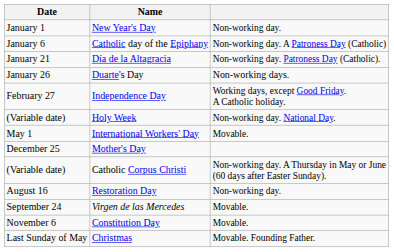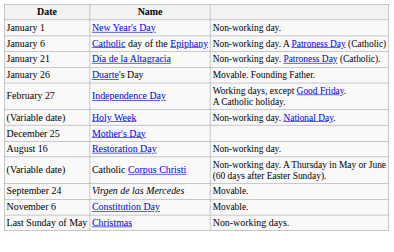(251, 75) Non-working days. -> (264, 75) Movable. Founding Father.
- row: (145, 133)
rows swapped: (139, 170) <-> (124, 191)
(264, 238) Movable. Founding Father. -> (251, 223) Non-working days.
